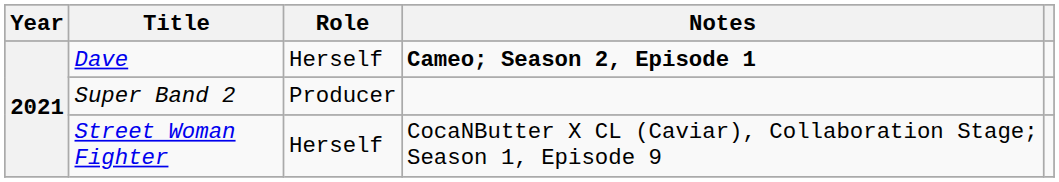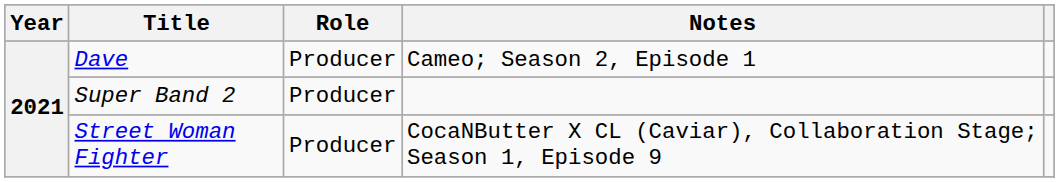(336, 60) Herself -> (343, 60) Producer
(581, 60) bold -> (581, 60) normal
(336, 145) Herself -> (343, 145) Producer
